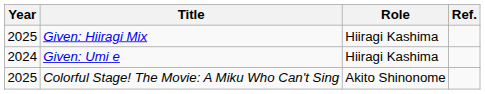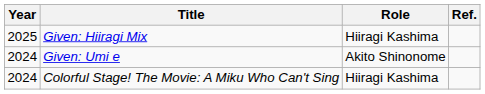(392, 57) Hiiragi Kashima -> (396, 57) Akito Shinonome
(22, 78) 2025 -> (22, 78) 2024
(396, 78) Akito Shinonome -> (392, 78) Hiiragi Kashima
